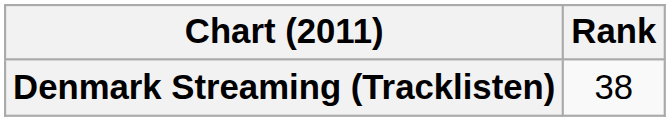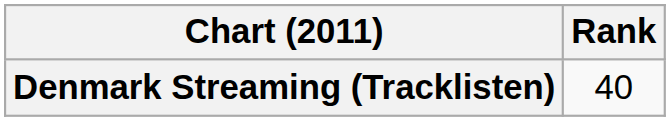(614, 87) 38 -> (614, 87) 40
